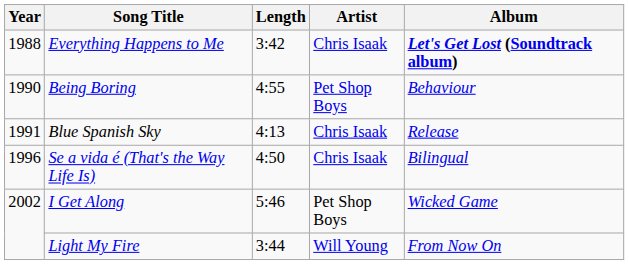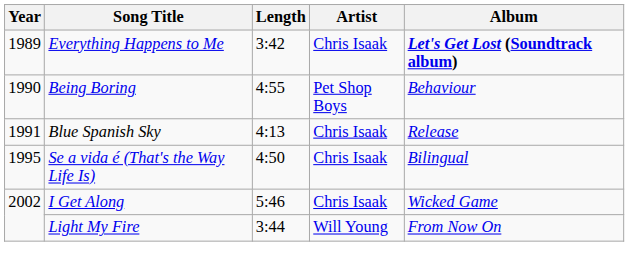(25, 43) 1988 -> (25, 43) 1989
(25, 157) 1996 -> (25, 157) 1995
(342, 211) Pet Shop Boys -> (350, 201) Chris Isaak
